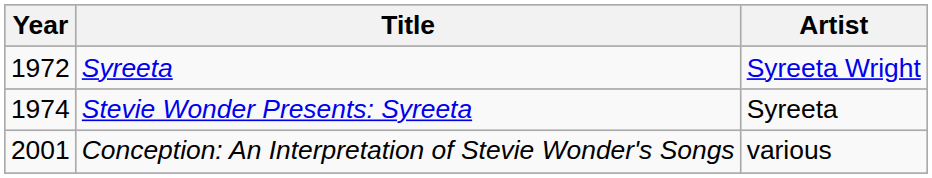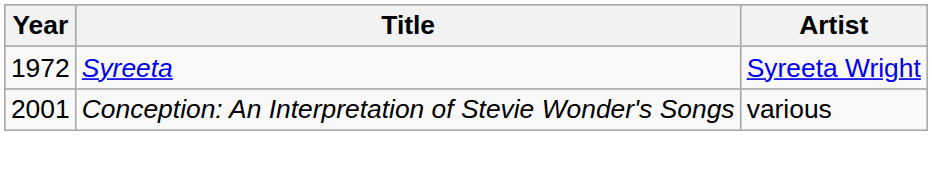- row: (277, 109)
